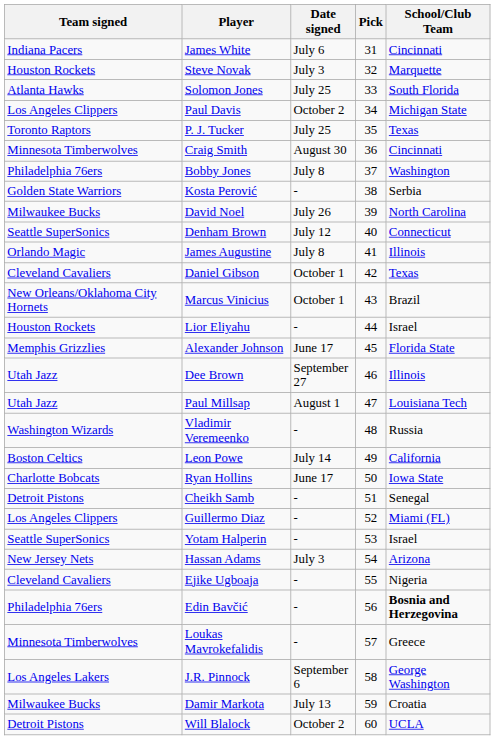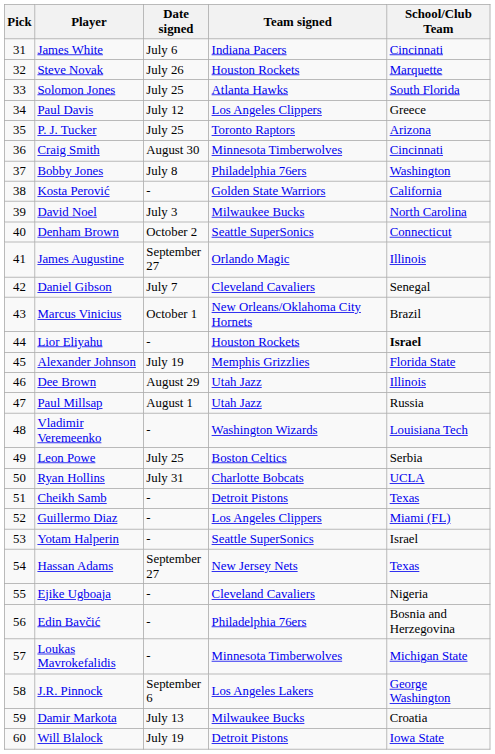columns swapped: (371, 21) <-> (93, 21)
(309, 69) July 3 -> (165, 69) July 26
(319, 110) October 2 -> (165, 110) July 12
(428, 110) Michigan State -> (408, 110) Greece
(404, 130) Texas -> (410, 130) Arizona
(405, 191) Serbia -> (416, 191) California
(312, 211) July 26 -> (162, 211) July 3
(312, 232) July 12 -> (172, 232) October 2
(309, 252) July 8 -> (174, 259) September 27
(319, 272) October 1 -> (162, 287) July 7
(404, 272) Texas -> (410, 287) Senegal
(403, 327) normal -> (405, 342) bold
(313, 347) June 17 -> (165, 362) July 19
(321, 375) September 27 -> (173, 382) August 29
(428, 402) Louisiana Tech -> (407, 402) Russia
(406, 430) Russia -> (429, 430) Louisiana Tech
(312, 457) July 14 -> (165, 457) July 25
(415, 457) California -> (406, 457) Serbia
(313, 478) June 17 -> (165, 478) July 31
(416, 478) Iowa State -> (407, 478) UCLA
(409, 498) Senegal -> (404, 498) Texas
(309, 559) July 3 -> (174, 566) September 27
(409, 559) Arizona -> (404, 566) Texas
(423, 607) bold -> (422, 621) normal
(407, 641) Greece -> (429, 656) Michigan State
(319, 724) October 2 -> (165, 738) July 19
(406, 724) UCLA -> (417, 738) Iowa State
